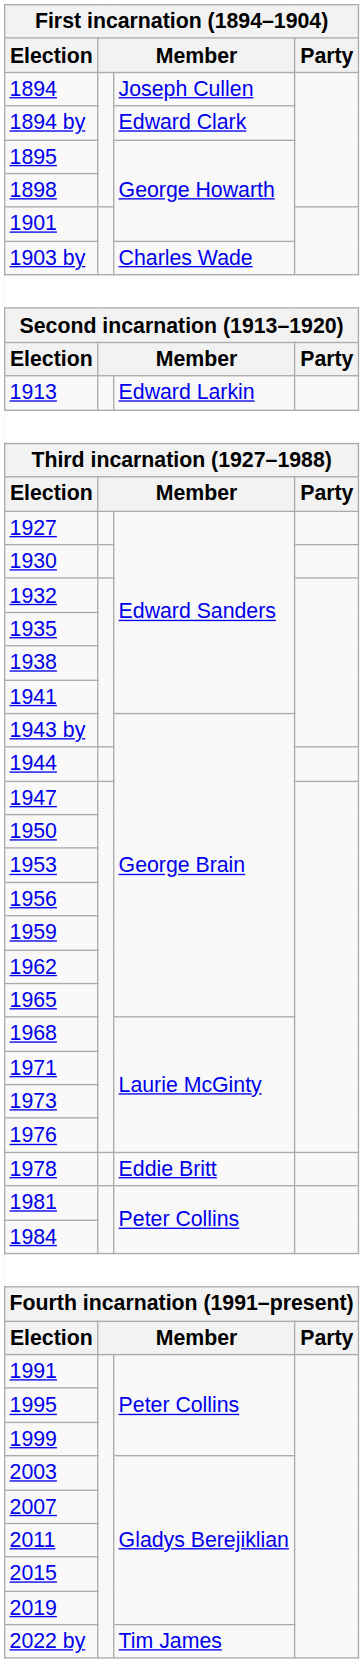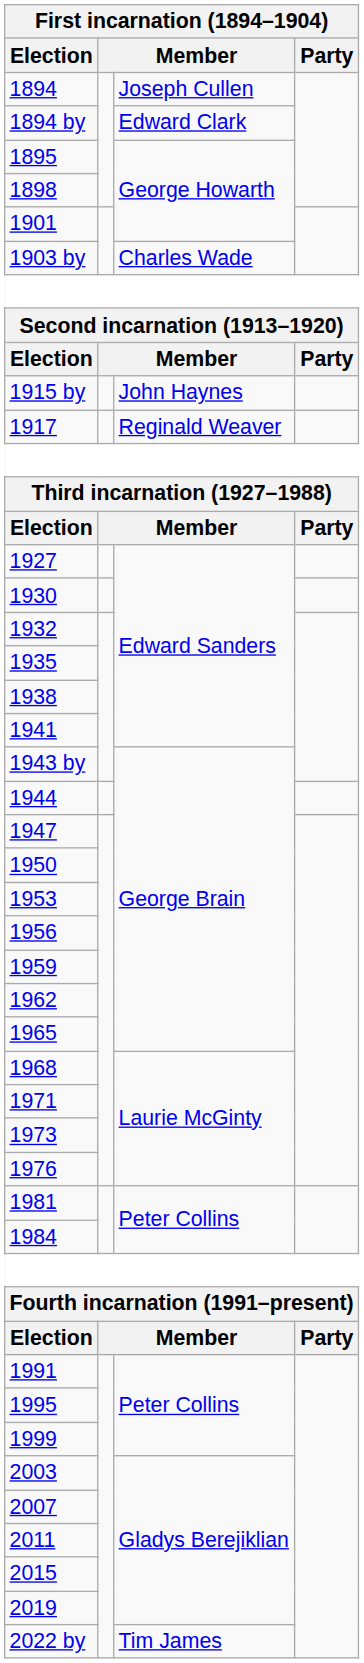- row: (33, 392)
+ row: (47, 392)
+ row: (33, 426)
- row: (33, 1168)
